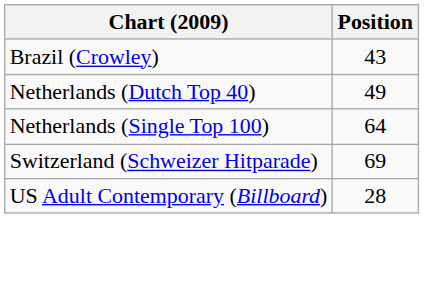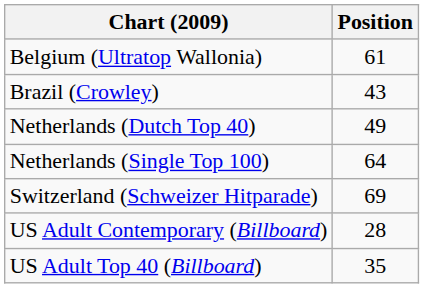+ row: (136, 56)
+ row: (136, 265)
